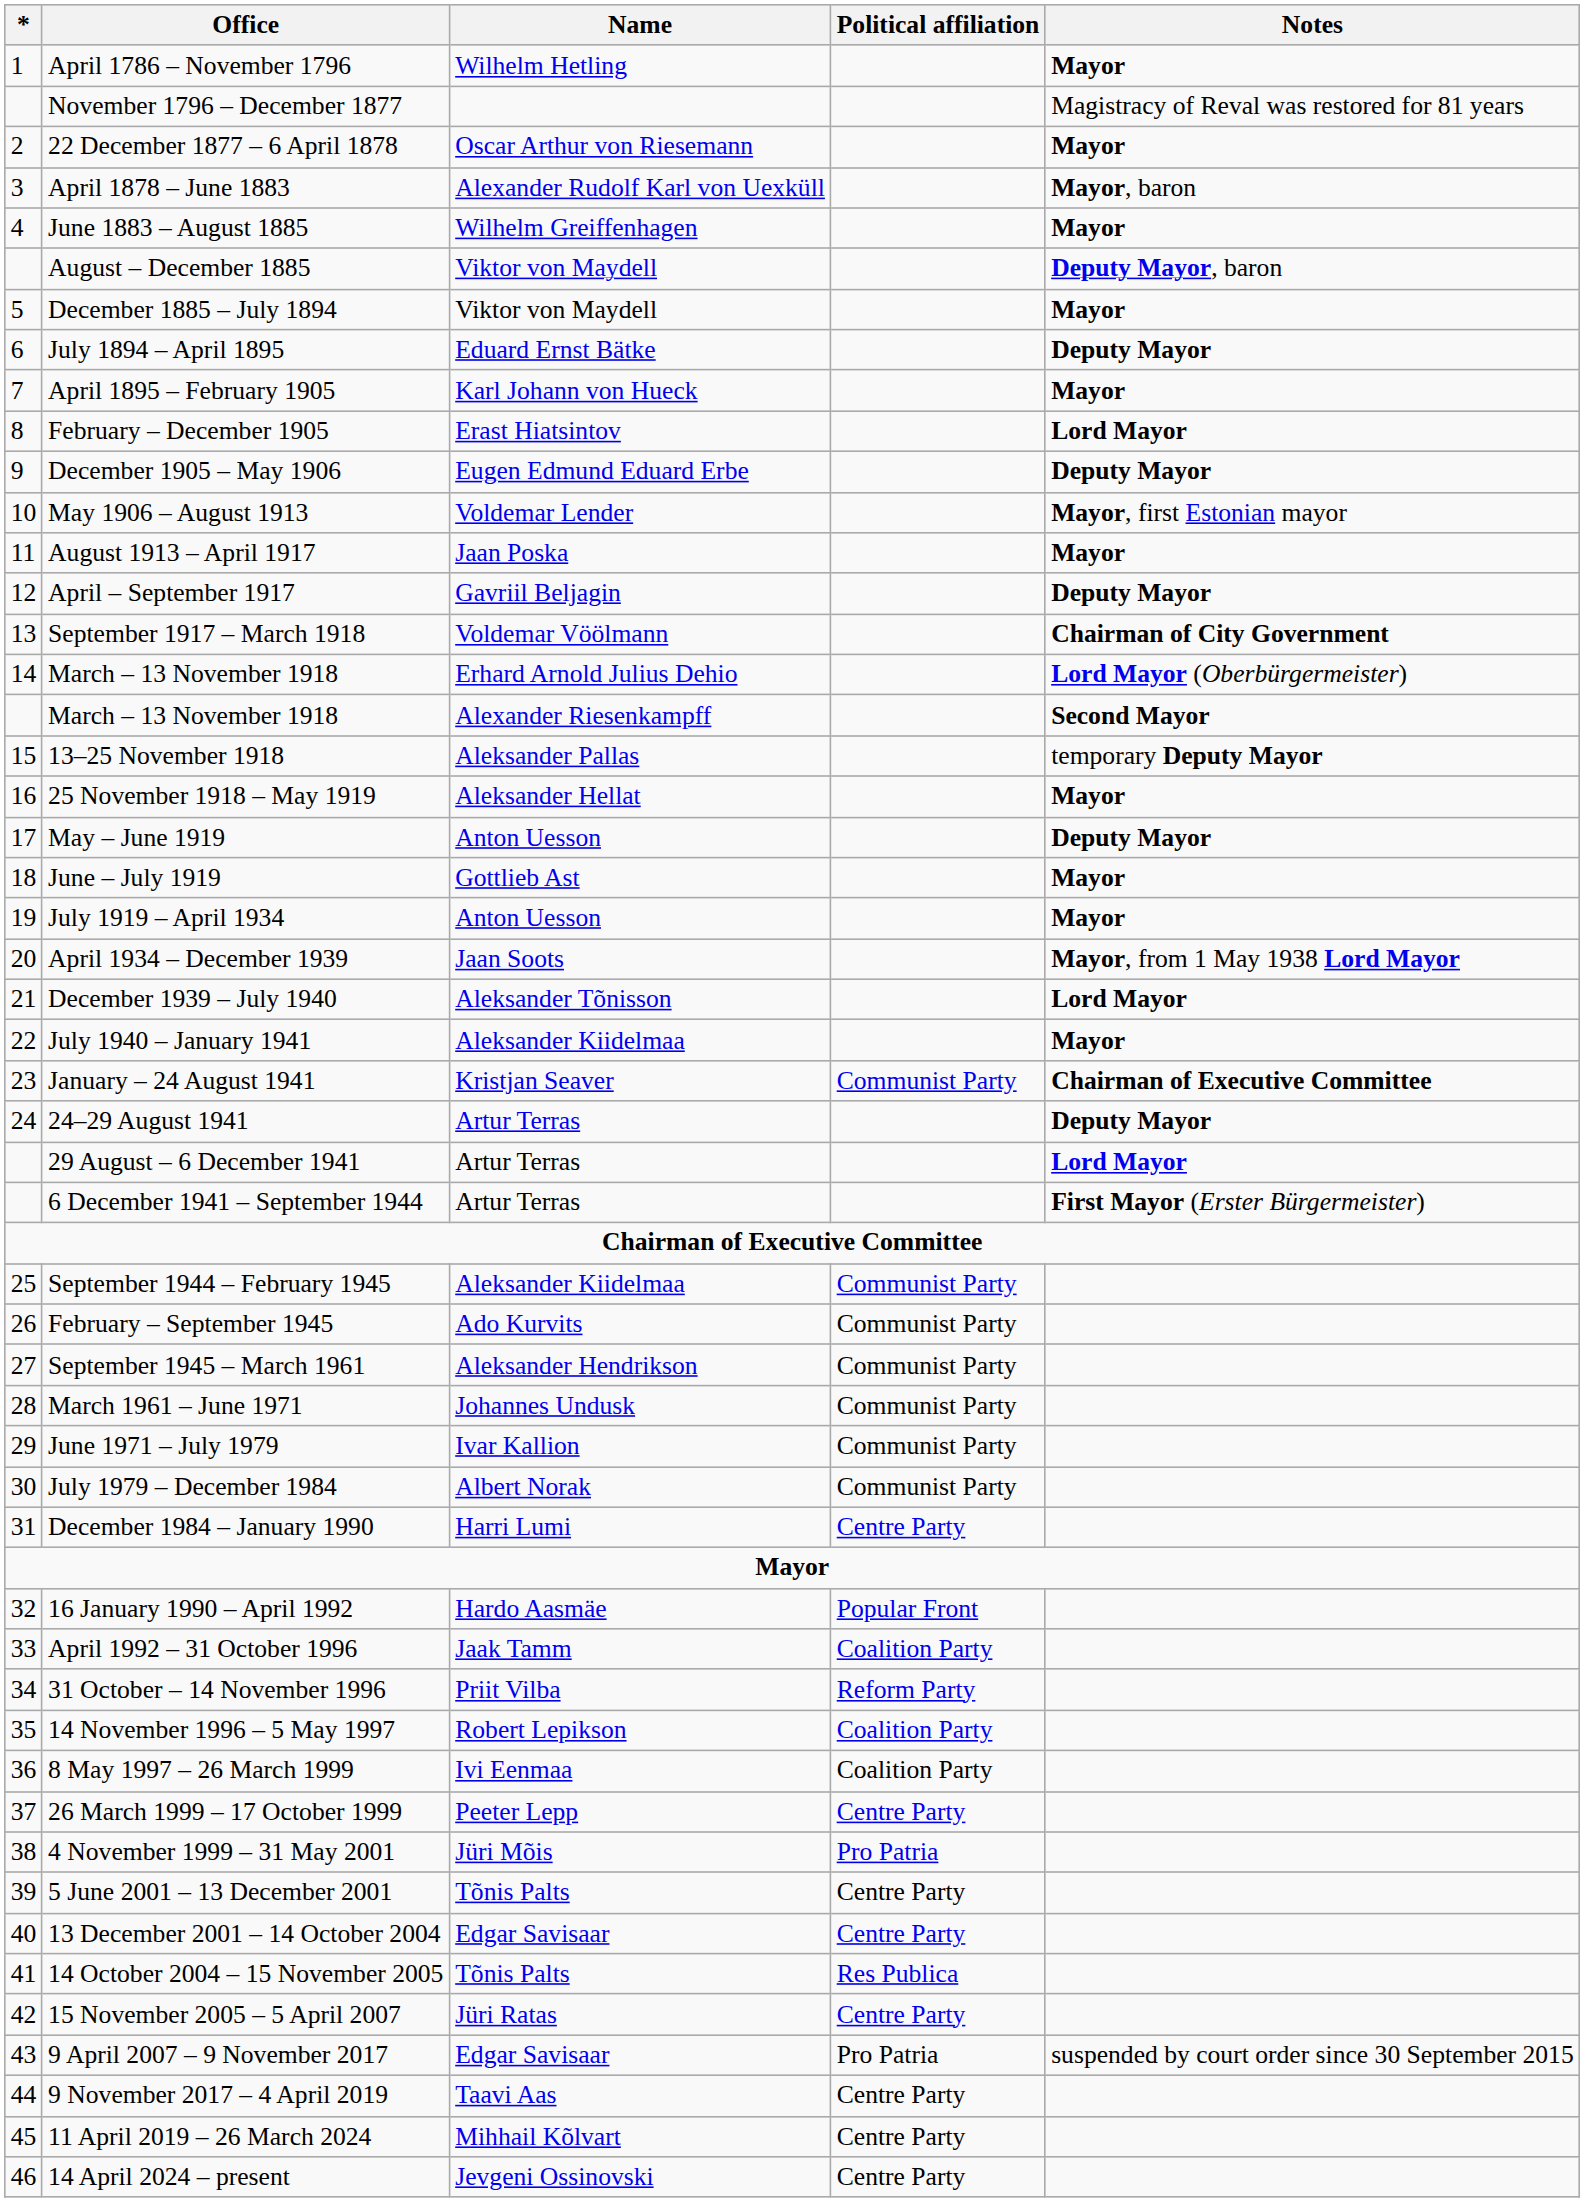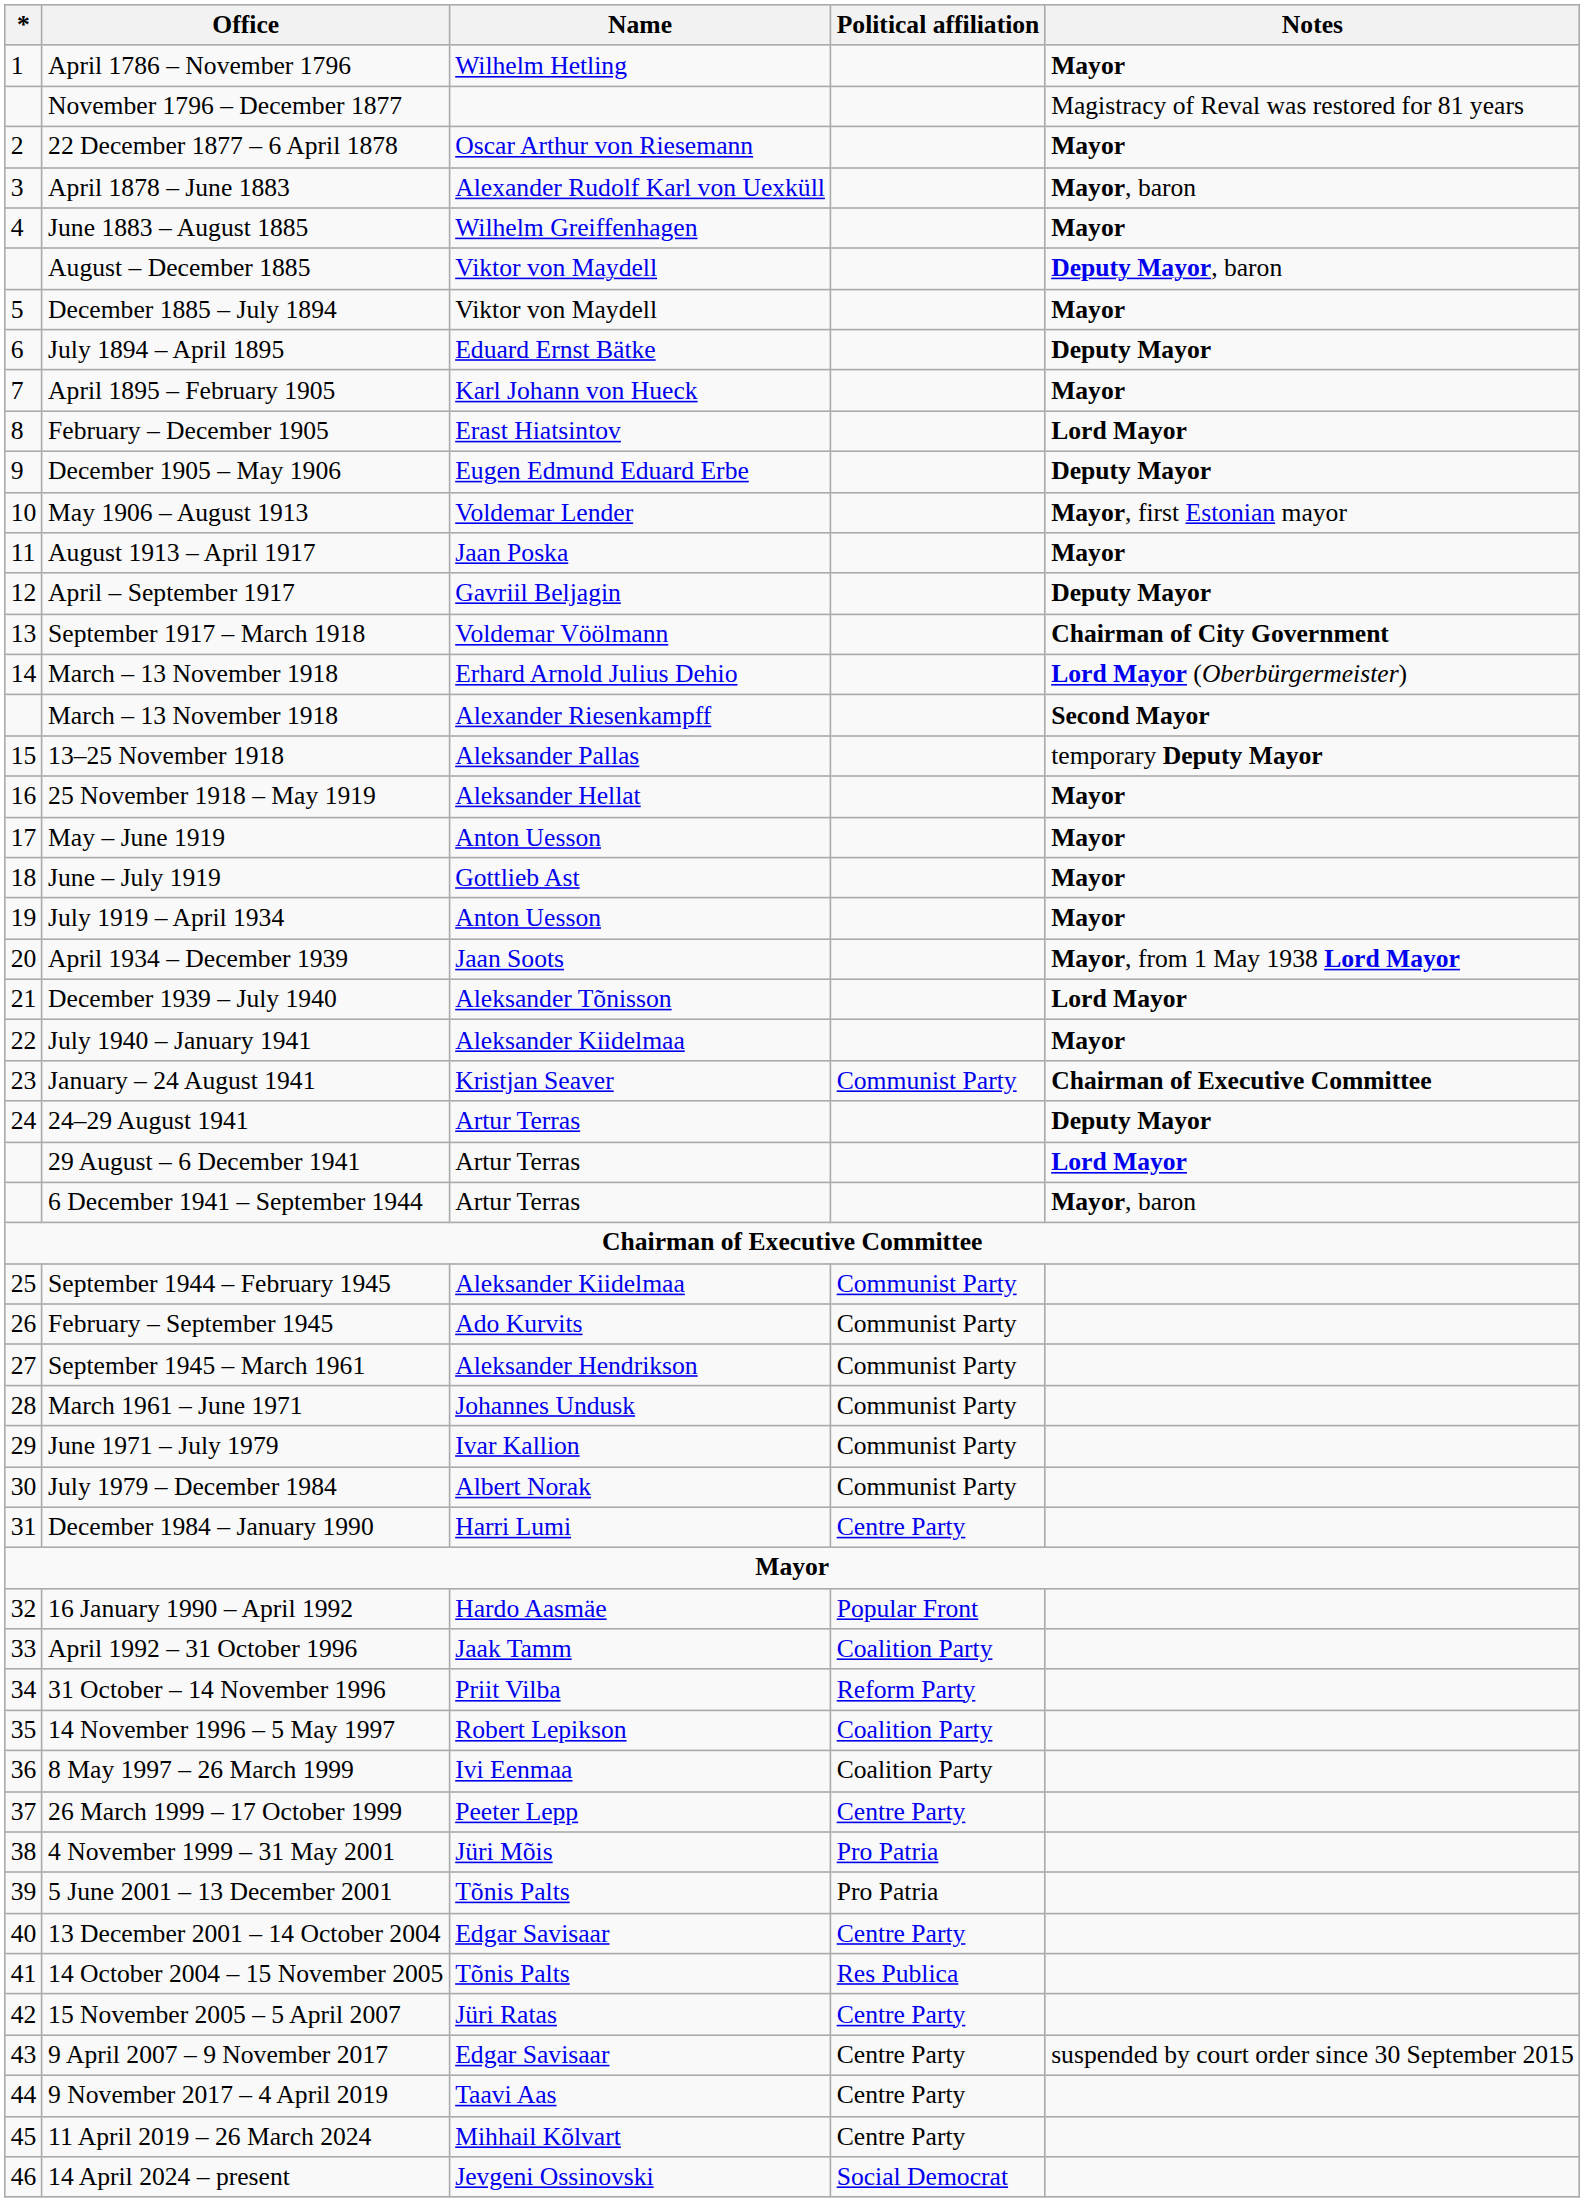(1131, 836) Deputy Mayor -> (1088, 836) Mayor
(1238, 1202) First Mayor (Erster Bürgermeister) -> (1124, 1202) Mayor, baron
(901, 1892) Centre Party -> (888, 1892) Pro Patria
(888, 2054) Pro Patria -> (901, 2054) Centre Party
(901, 2176) Centre Party -> (922, 2176) Social Democrat
